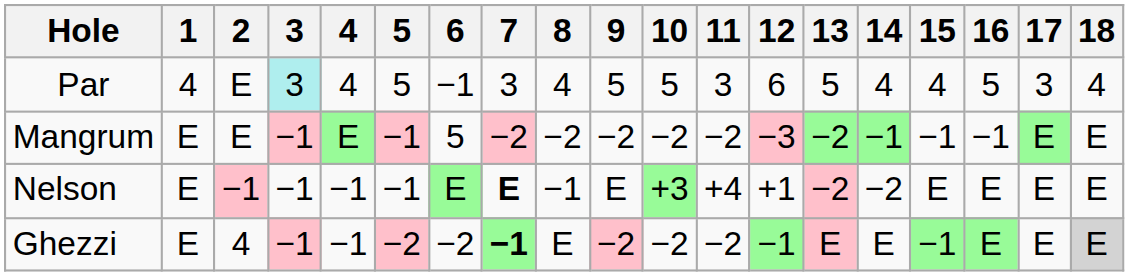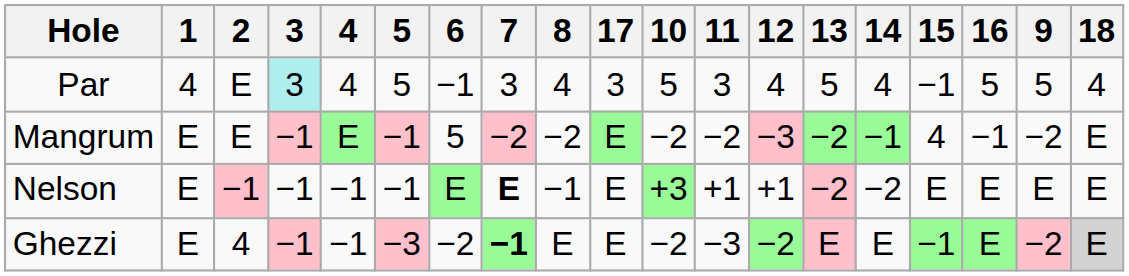columns swapped: (616, 31) <-> (1044, 31)
(777, 84) 6 -> (776, 84) 4
(937, 84) 4 -> (936, 84) −1
(937, 137) −1 -> (936, 137) 4
(723, 190) +4 -> (722, 190) +1
(402, 243) −2 -> (402, 243) −3
(723, 243) −2 -> (722, 243) −3
(777, 243) −1 -> (776, 243) −2
